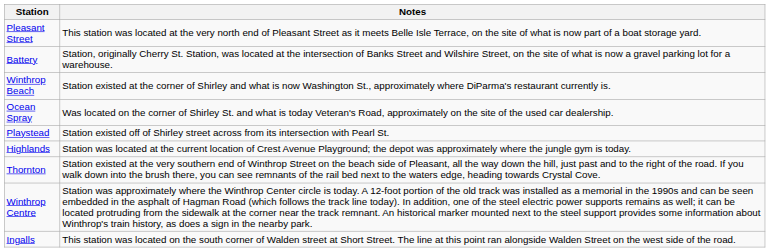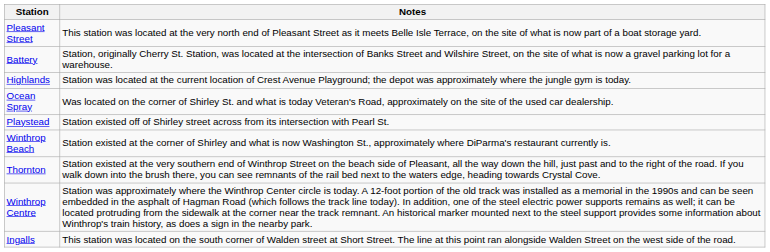rows swapped: (28, 149) <-> (26, 86)
